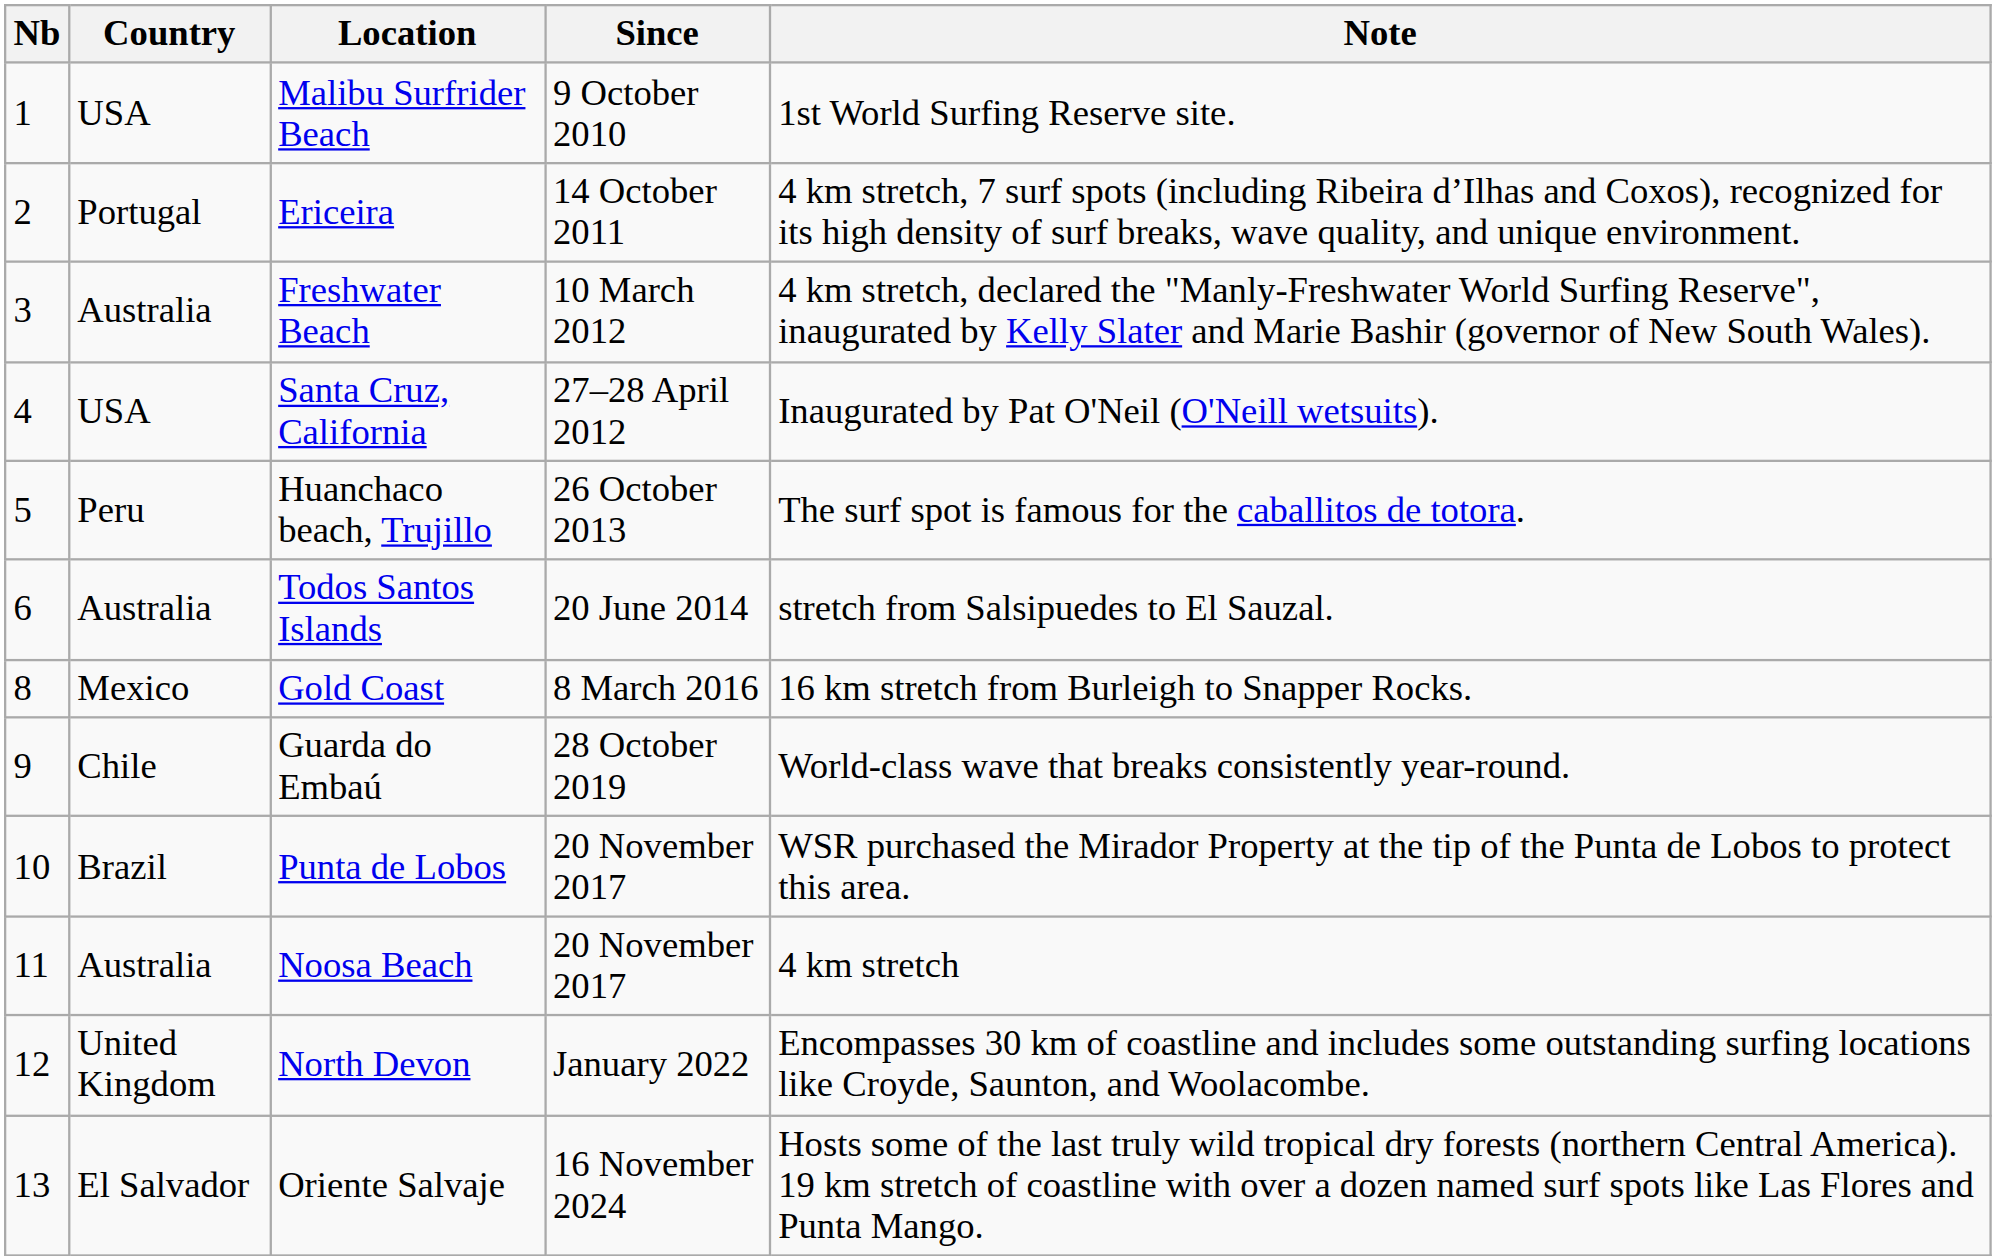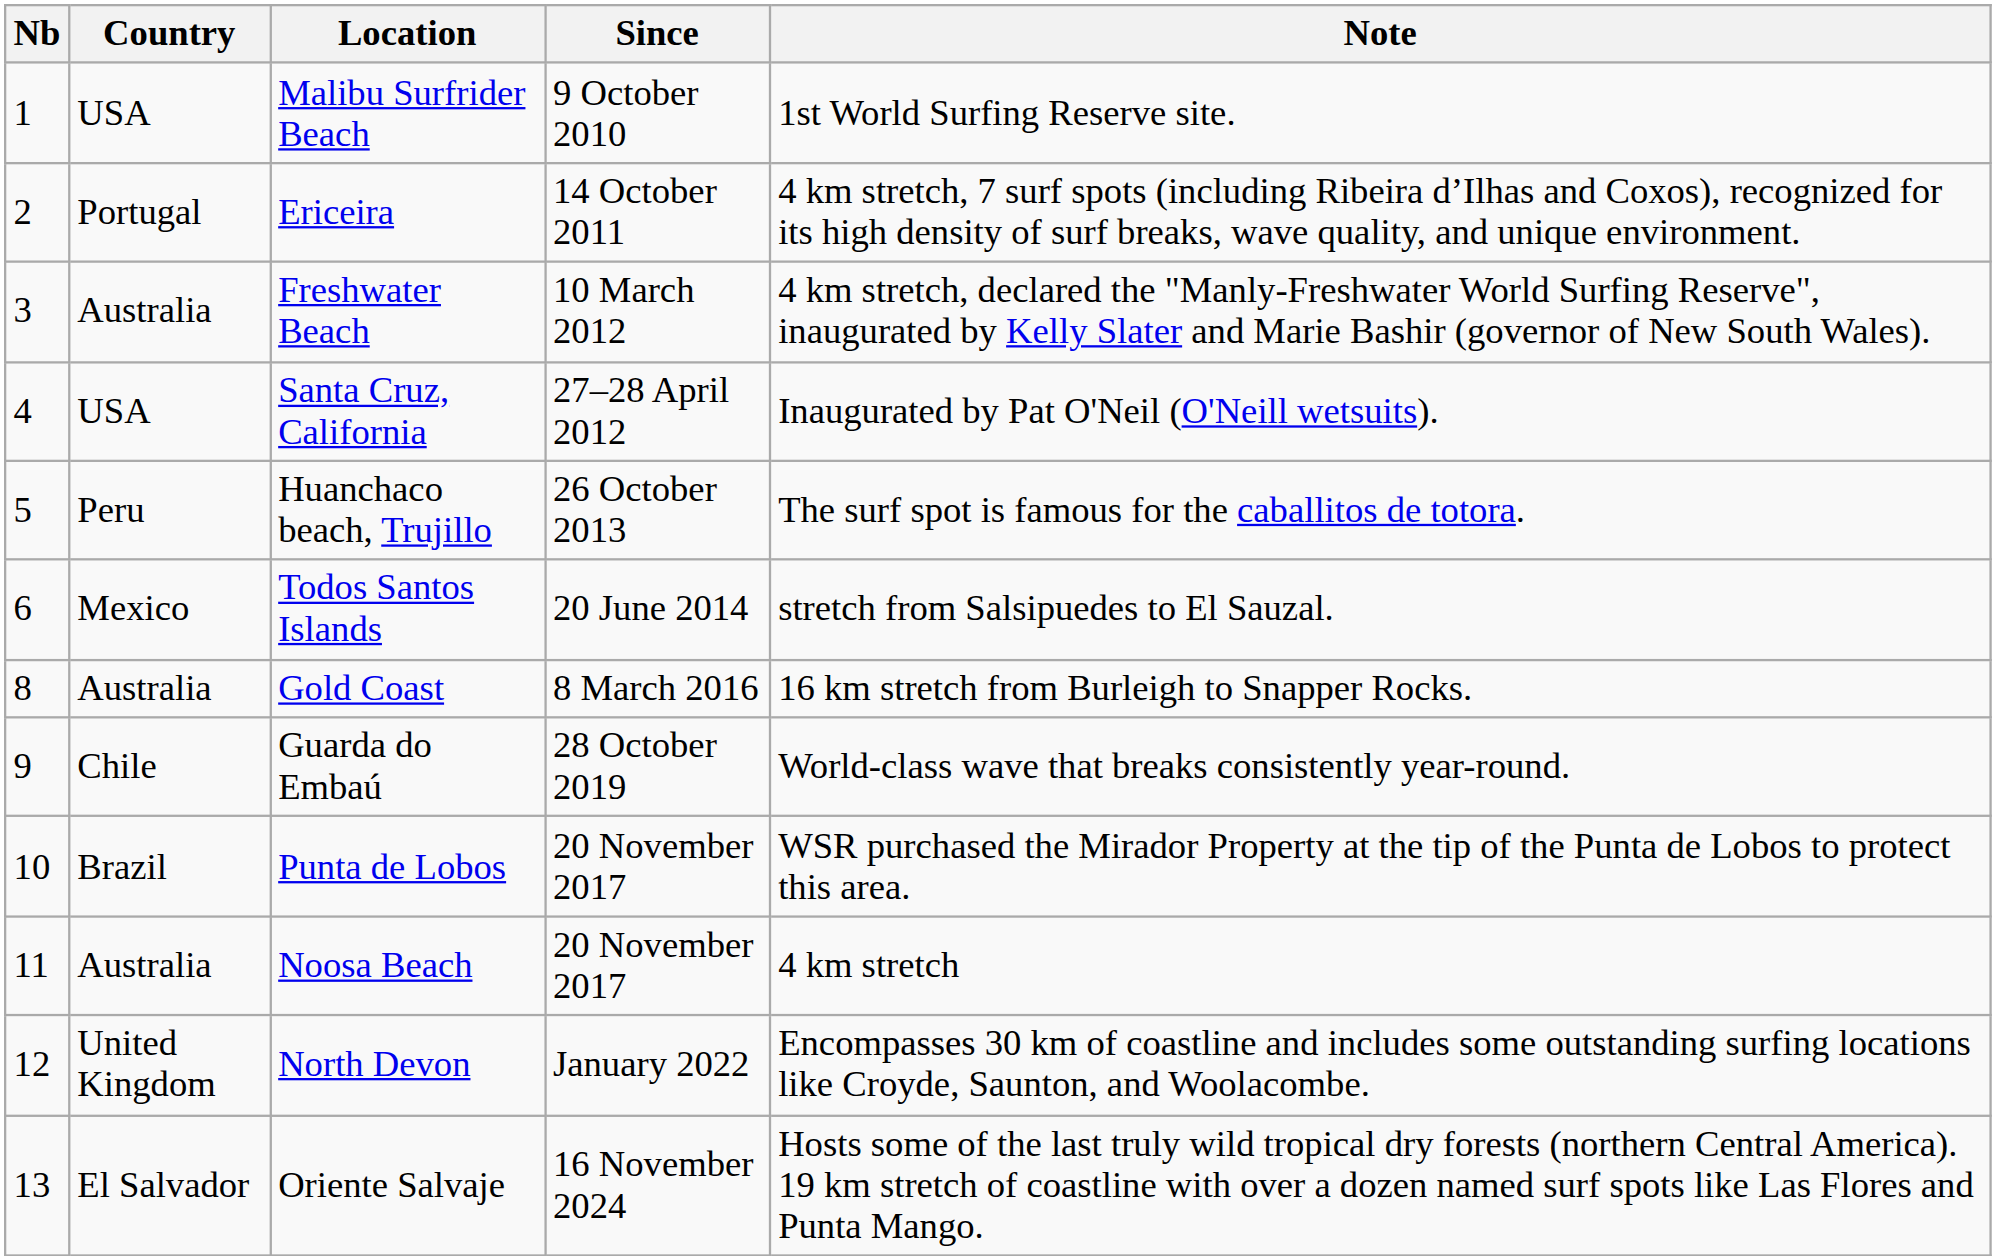(144, 608) Australia -> (133, 608) Mexico
(133, 687) Mexico -> (144, 687) Australia
